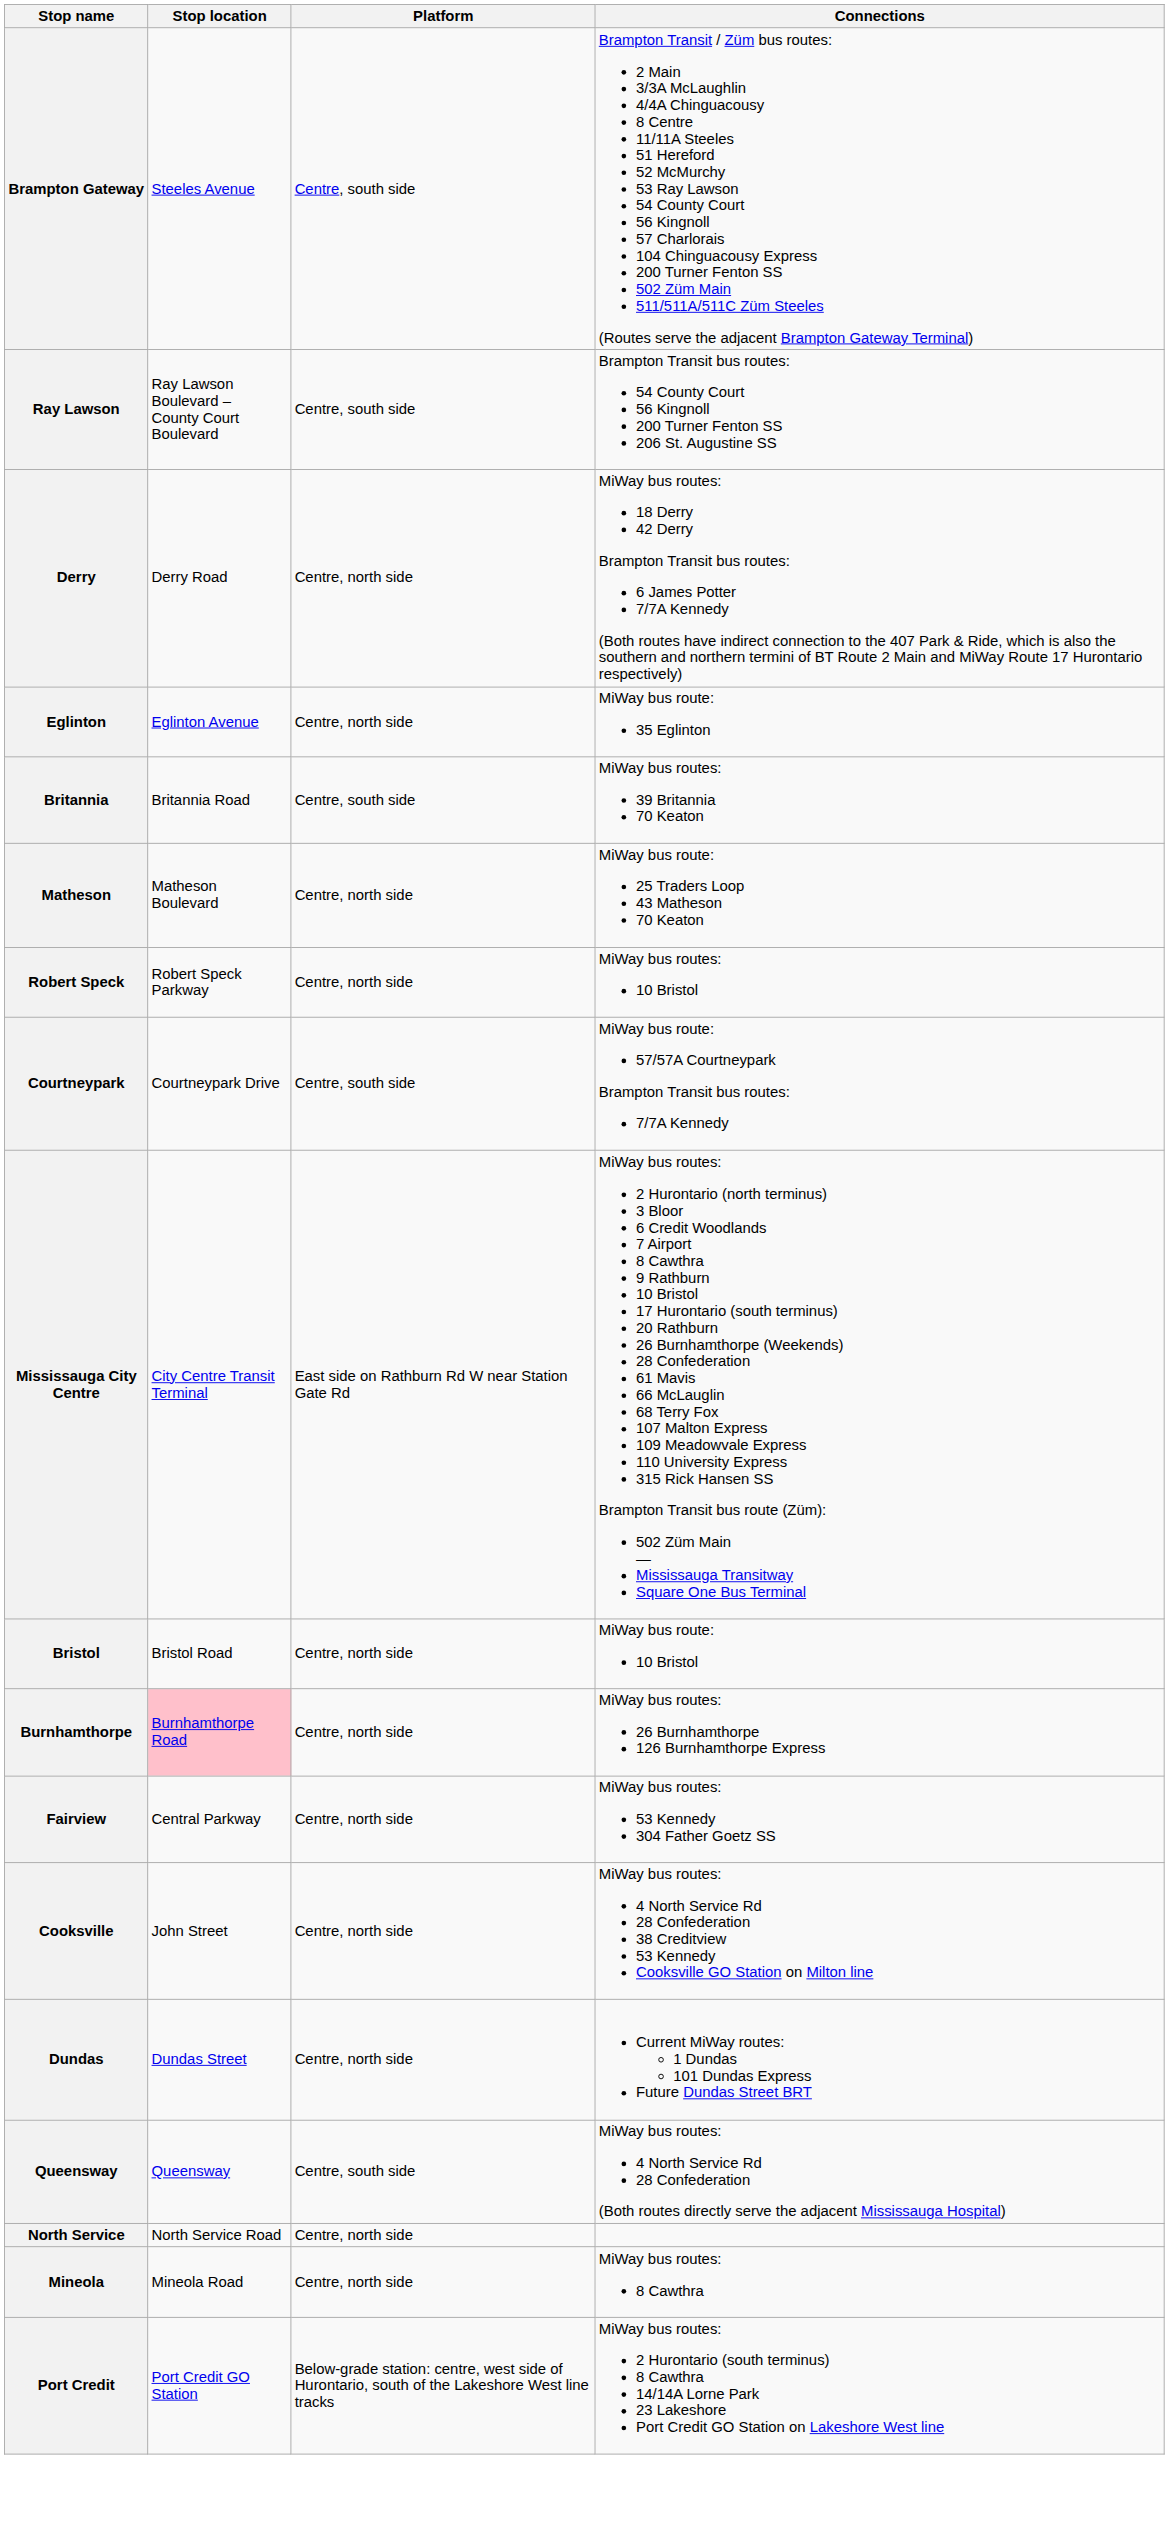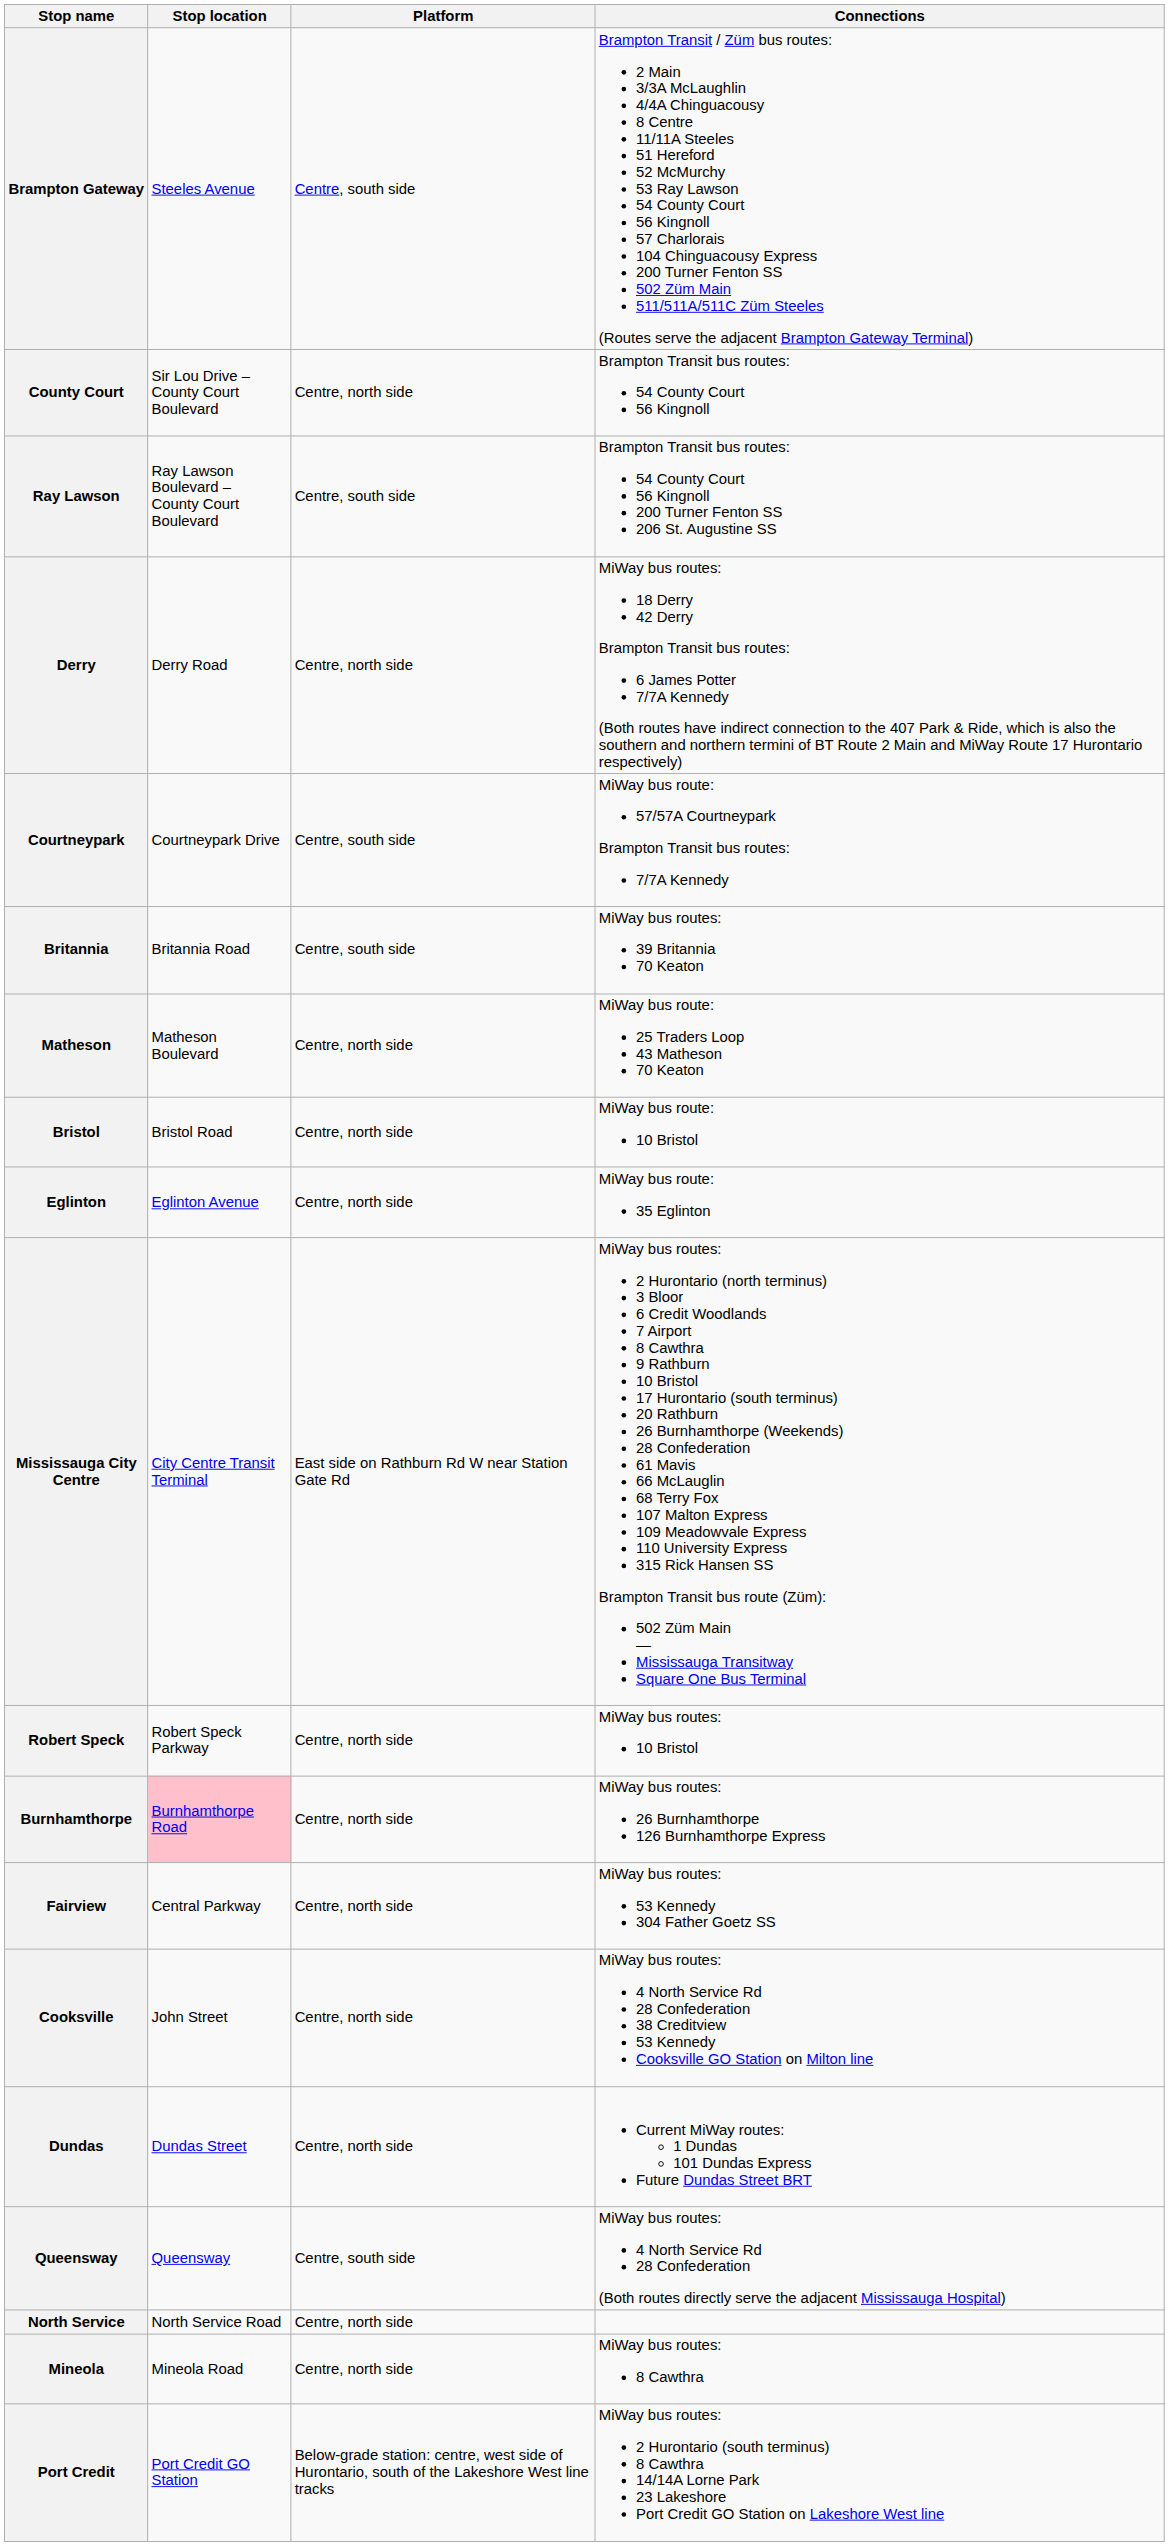+ row: (76, 392)
rows swapped: (76, 1083) <-> (76, 721)
rows swapped: (76, 1653) <-> (76, 982)
